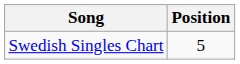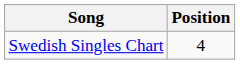(201, 45) 5 -> (201, 45) 4
